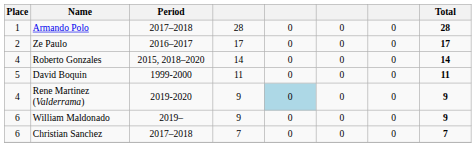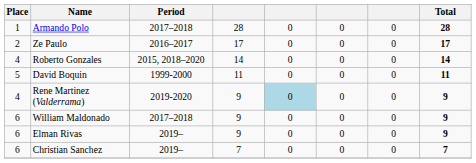(171, 118) 2019– -> (171, 118) 2017–2018
+ row: (57, 134)
(171, 134) 2017–2018 -> (171, 150) 2019–
